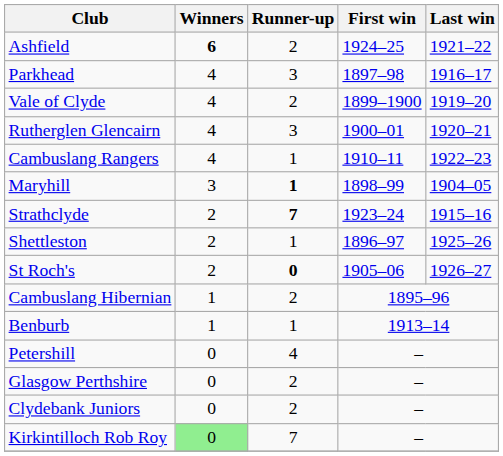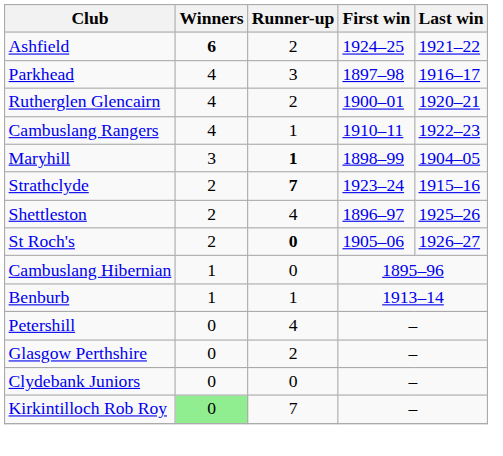- row: (57, 102)
(293, 130) 3 -> (293, 102) 2
(293, 241) 1 -> (293, 213) 4
(293, 297) 2 -> (293, 269) 0
(293, 409) 2 -> (293, 381) 0
